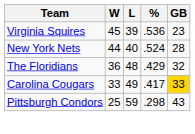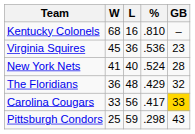+ row: (53, 31)
(132, 31) 39 -> (132, 48) 36
(114, 48) 44 -> (114, 66) 41
(132, 84) 49 -> (132, 102) 56
